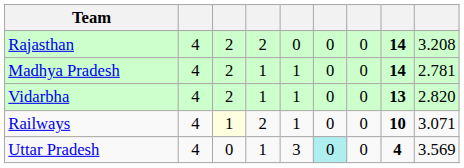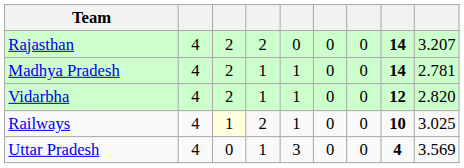(437, 44) 3.208 -> (437, 44) 3.207
(397, 96) 13 -> (397, 96) 12
(437, 123) 3.071 -> (437, 123) 3.025
(330, 149) paleturquoise background -> (330, 149) no background
